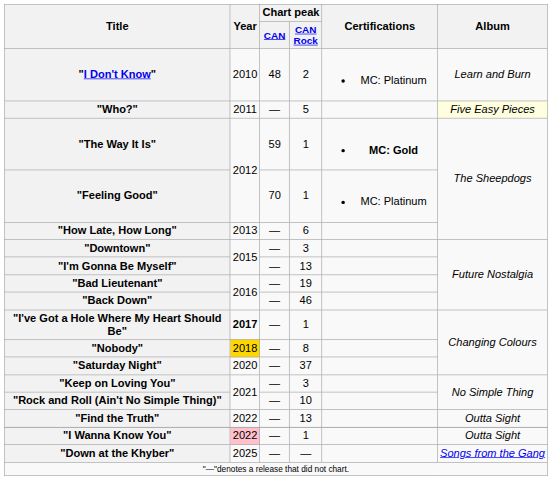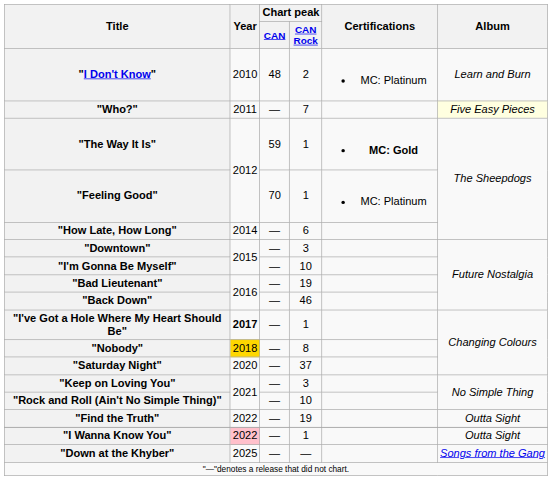(306, 109) 5 -> (306, 109) 7
(245, 231) 2013 -> (245, 231) 2014
(306, 266) 13 -> (306, 266) 10
(306, 418) 13 -> (306, 418) 19
